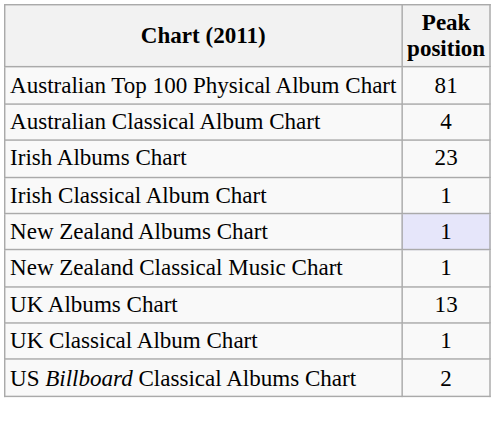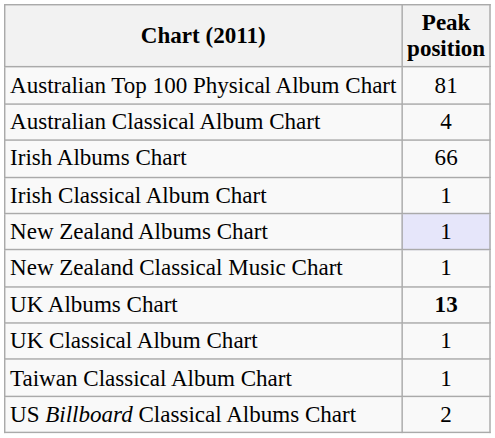(446, 158) 23 -> (446, 158) 66
(446, 304) normal -> (446, 304) bold
+ row: (151, 377)
